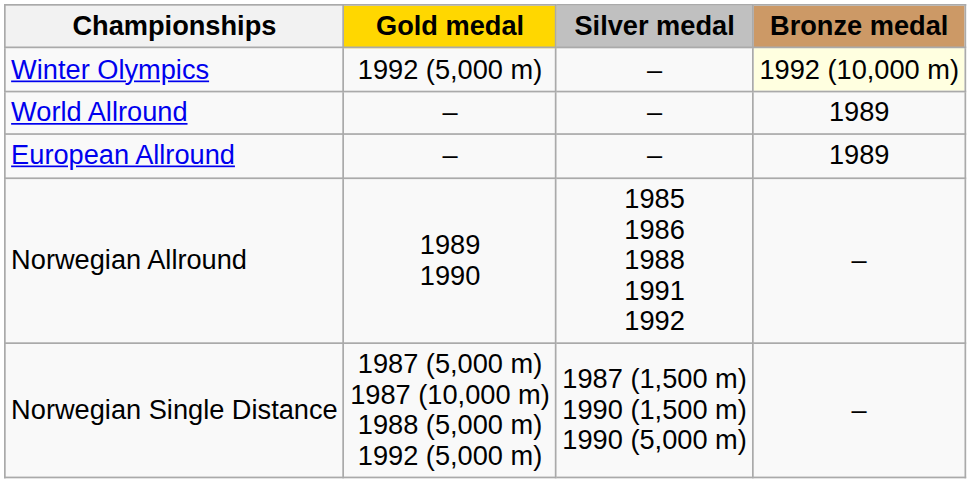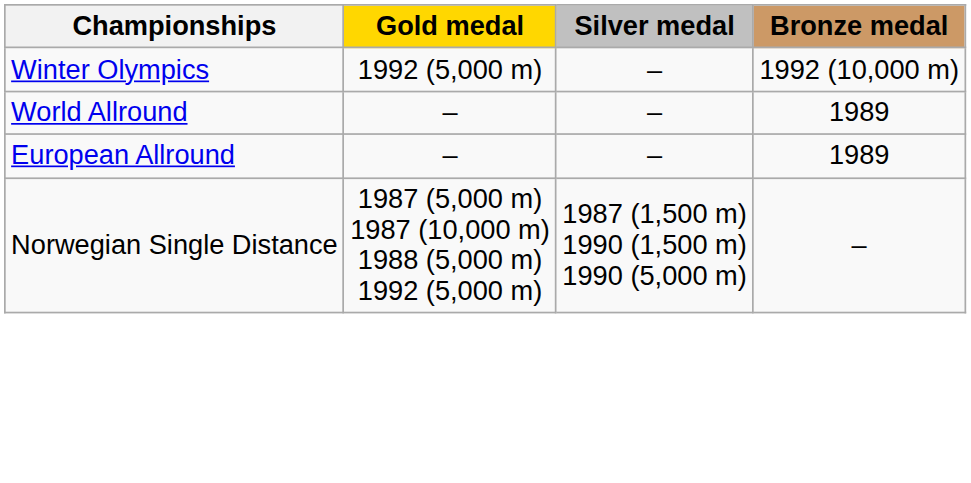(859, 69) lightyellow background -> (859, 69) no background
- row: (129, 259)
